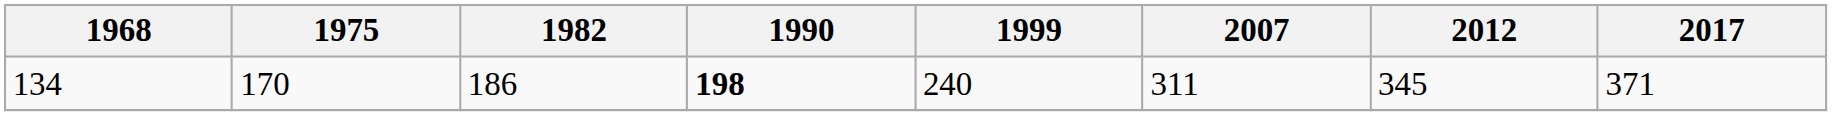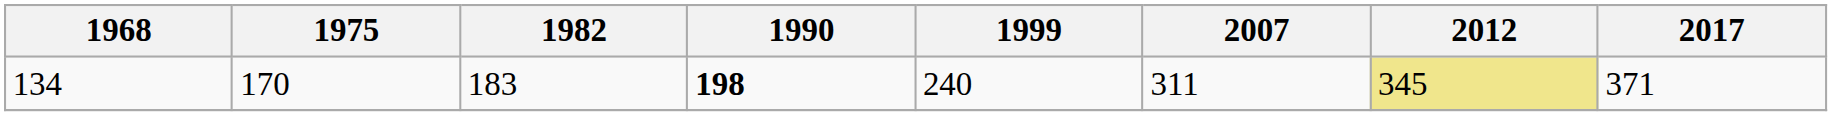(492, 82) 186 -> (492, 82) 183
(1403, 82) no background -> (1403, 82) khaki background
